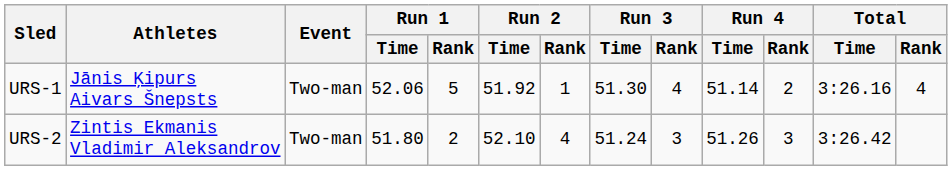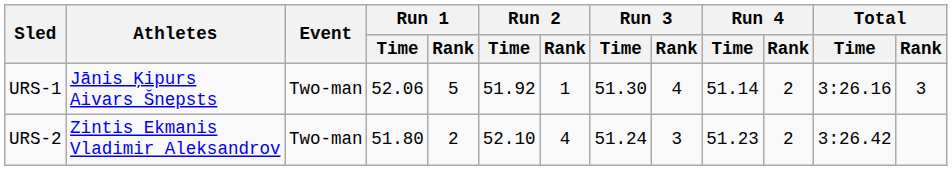(921, 89) 4 -> (921, 89) 3
(732, 139) 51.26 -> (732, 139) 51.23
(788, 139) 3 -> (788, 139) 2
